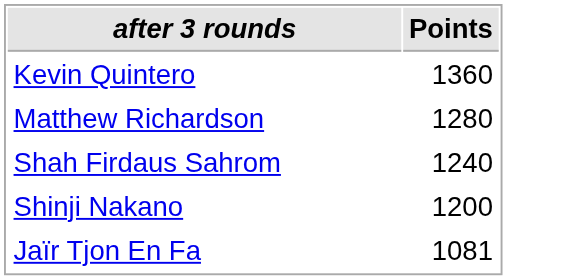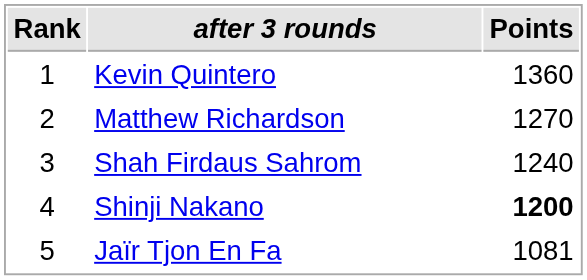+ column: (47, 29)
(462, 119) 1280 -> (543, 119) 1270
(462, 206) normal -> (543, 206) bold
